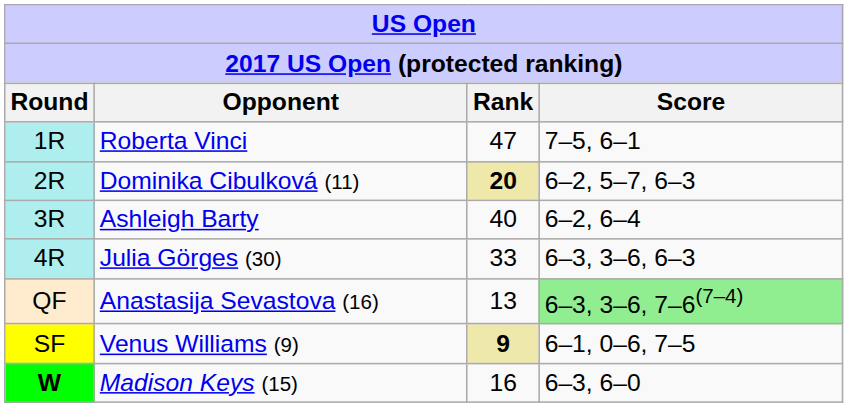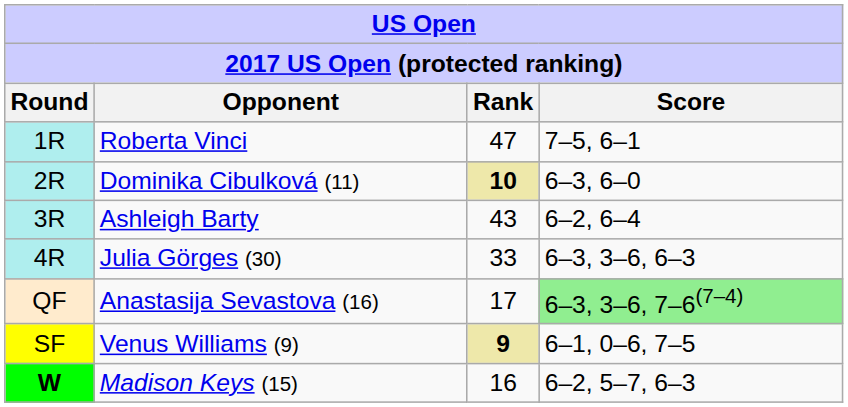(503, 180) 20 -> (503, 180) 10
(620, 180) 6–2, 5–7, 6–3 -> (593, 180) 6–3, 6–0
(503, 219) 40 -> (503, 219) 43
(503, 300) 13 -> (503, 300) 17
(593, 382) 6–3, 6–0 -> (620, 382) 6–2, 5–7, 6–3
